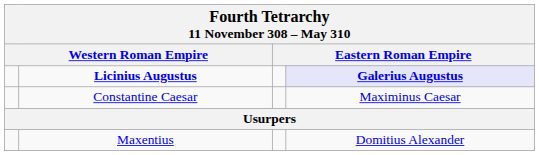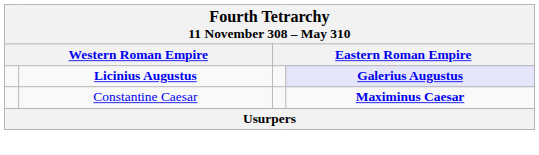(410, 97) normal -> (410, 97) bold
- row: (145, 140)
